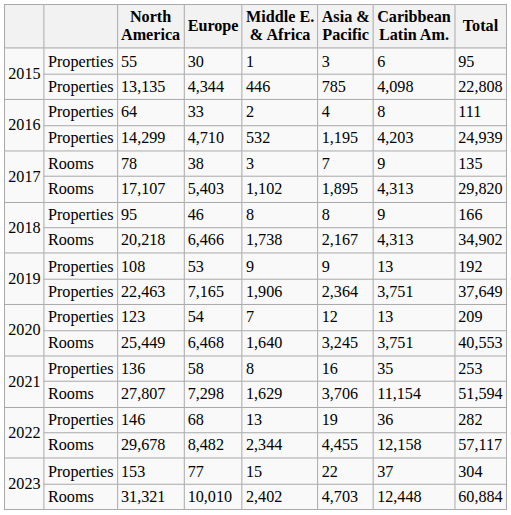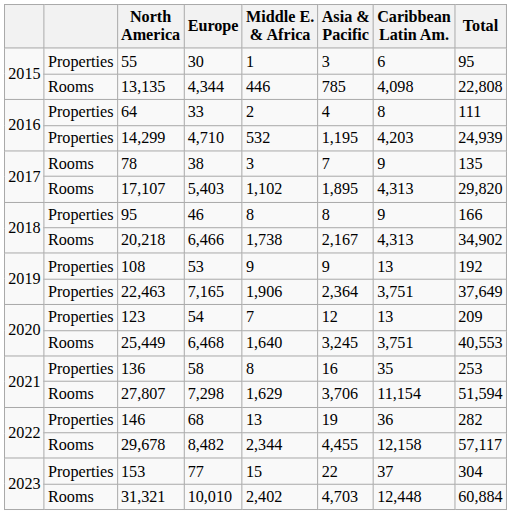(81, 86) Properties -> (71, 86) Rooms
